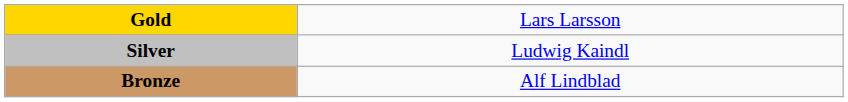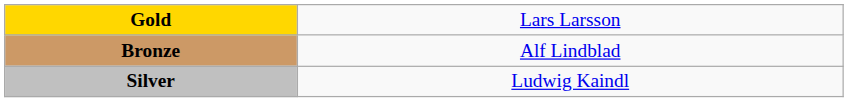rows swapped: (151, 50) <-> (151, 81)
